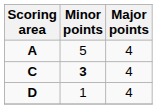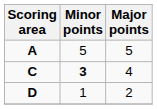(129, 51) 4 -> (129, 51) 5
(129, 93) 4 -> (129, 93) 2
